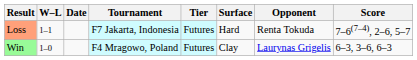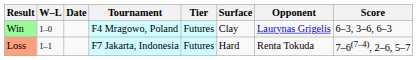rows swapped: (15, 47) <-> (16, 30)
